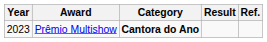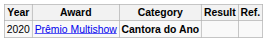(18, 29) 2023 -> (18, 29) 2020
